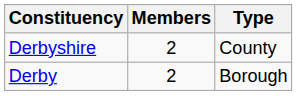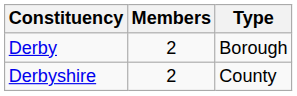rows swapped: (33, 76) <-> (52, 47)
